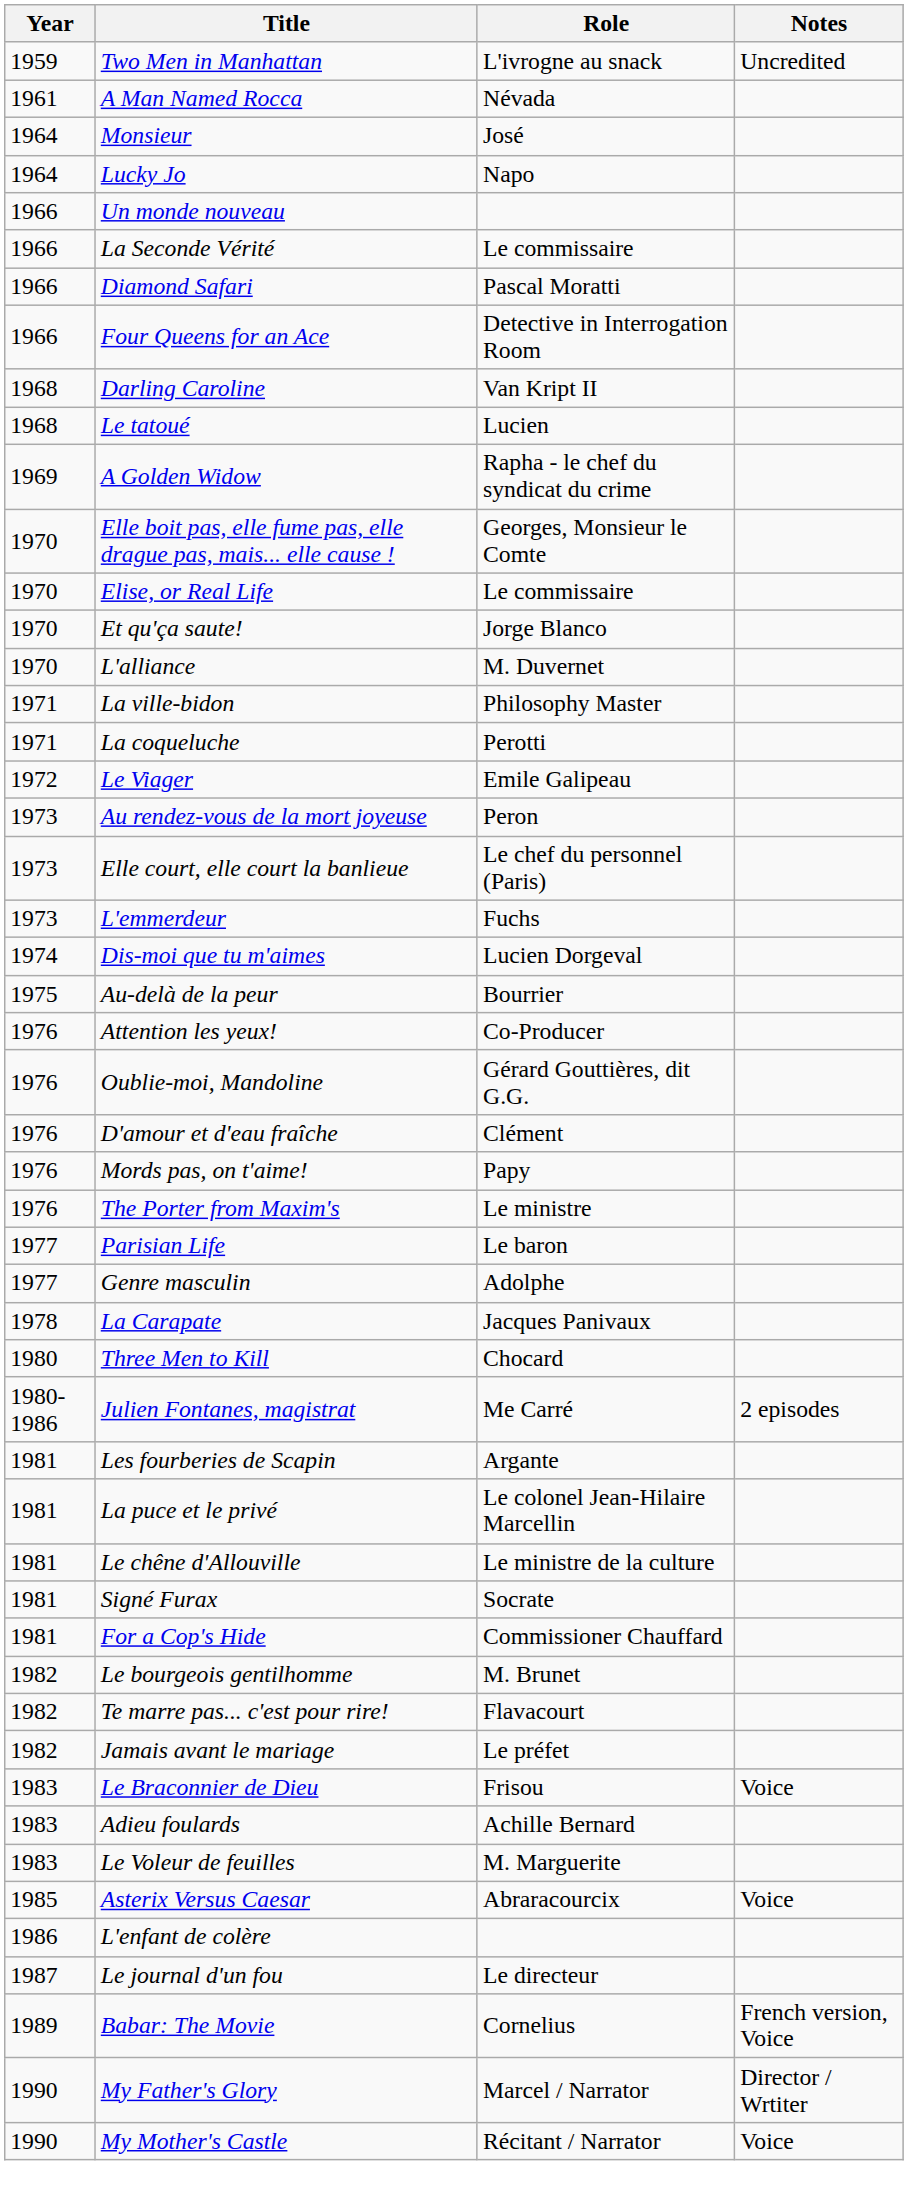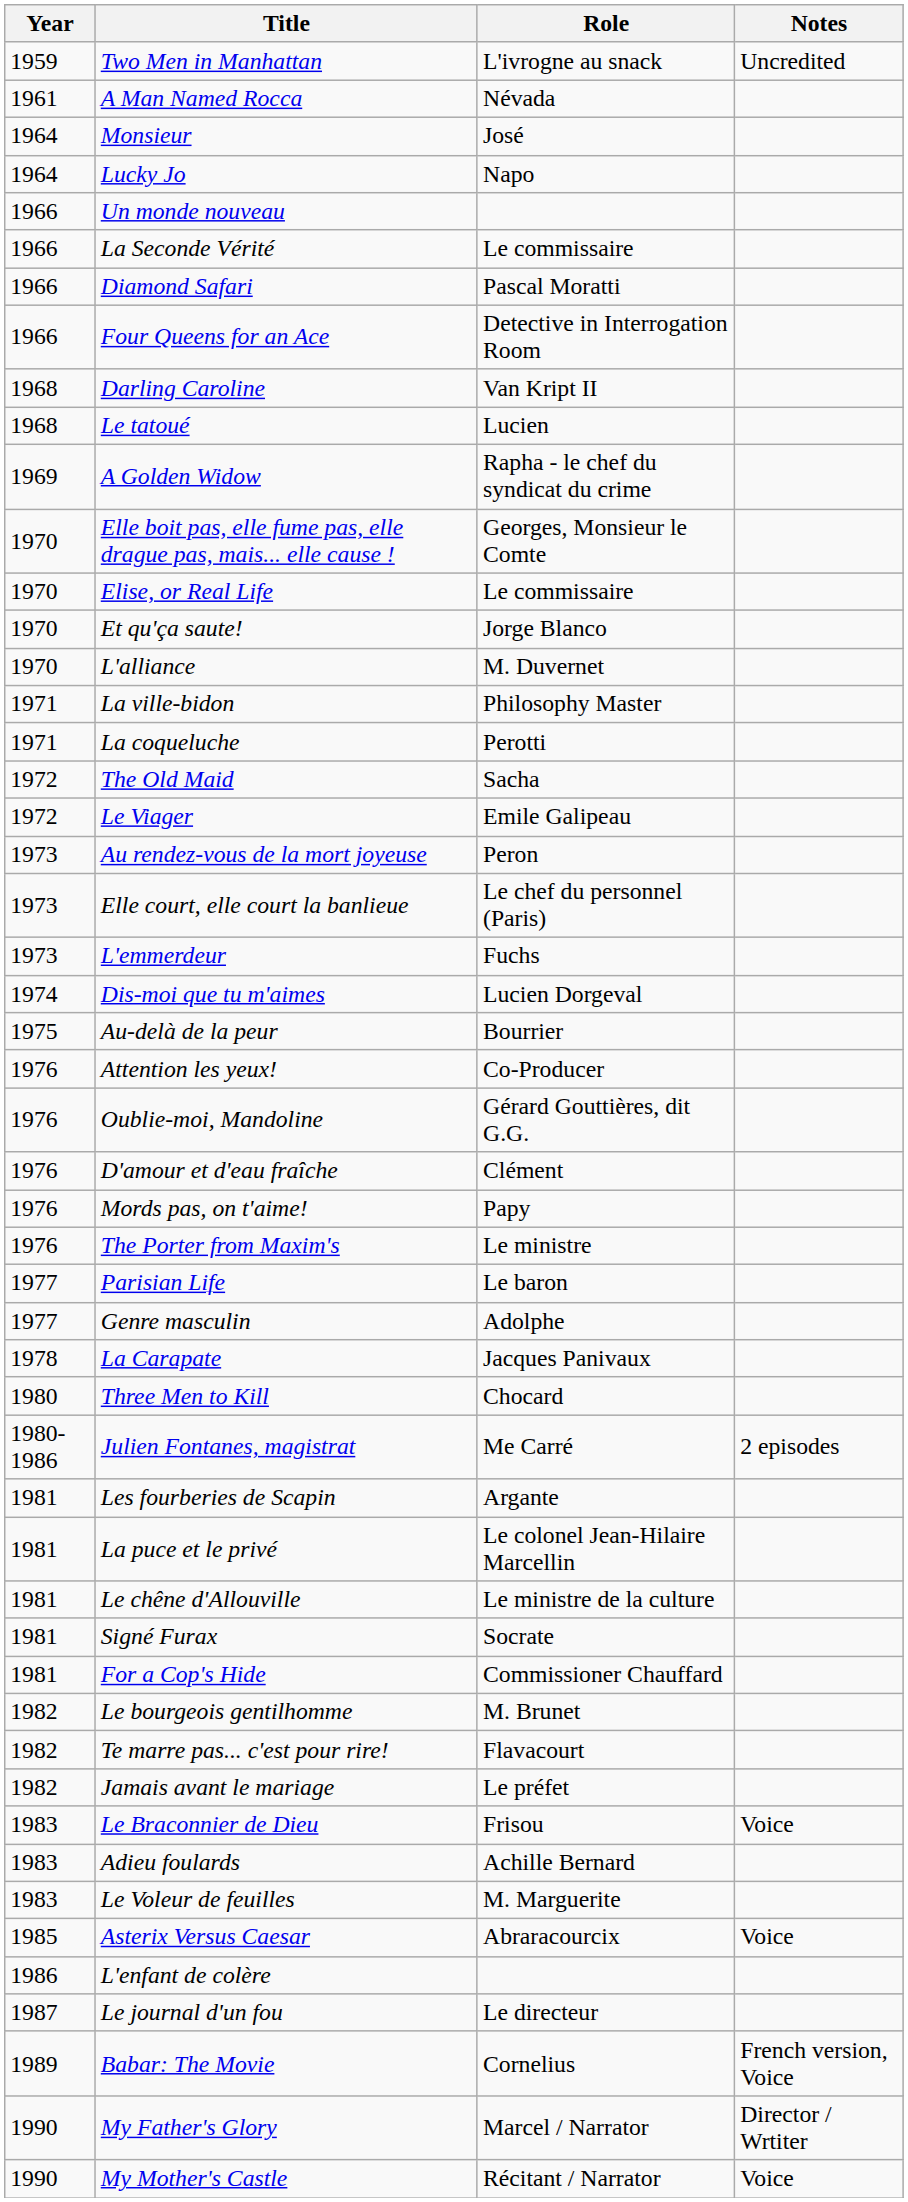+ row: (167, 779)
